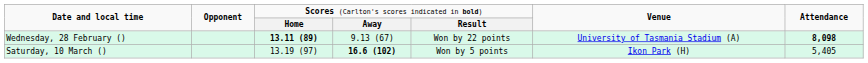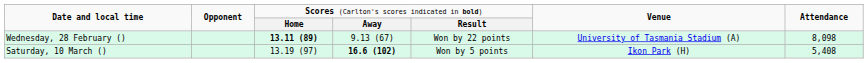(824, 37) bold -> (824, 37) normal
(824, 51) 5,405 -> (824, 51) 5,408
